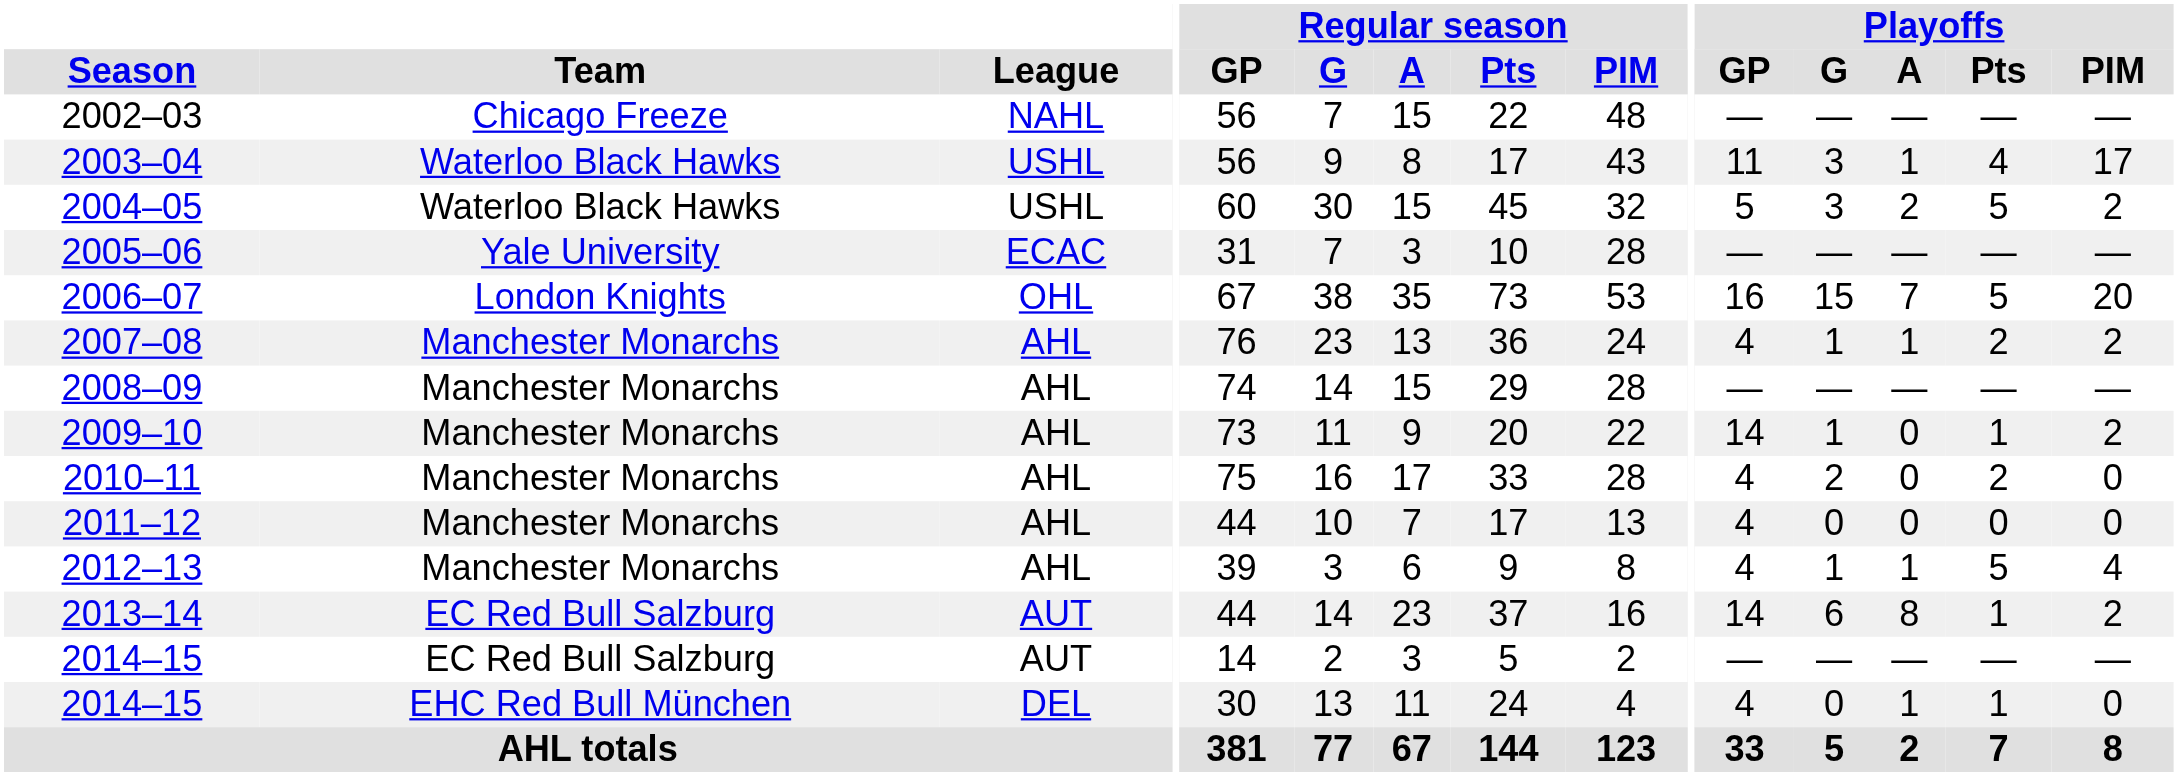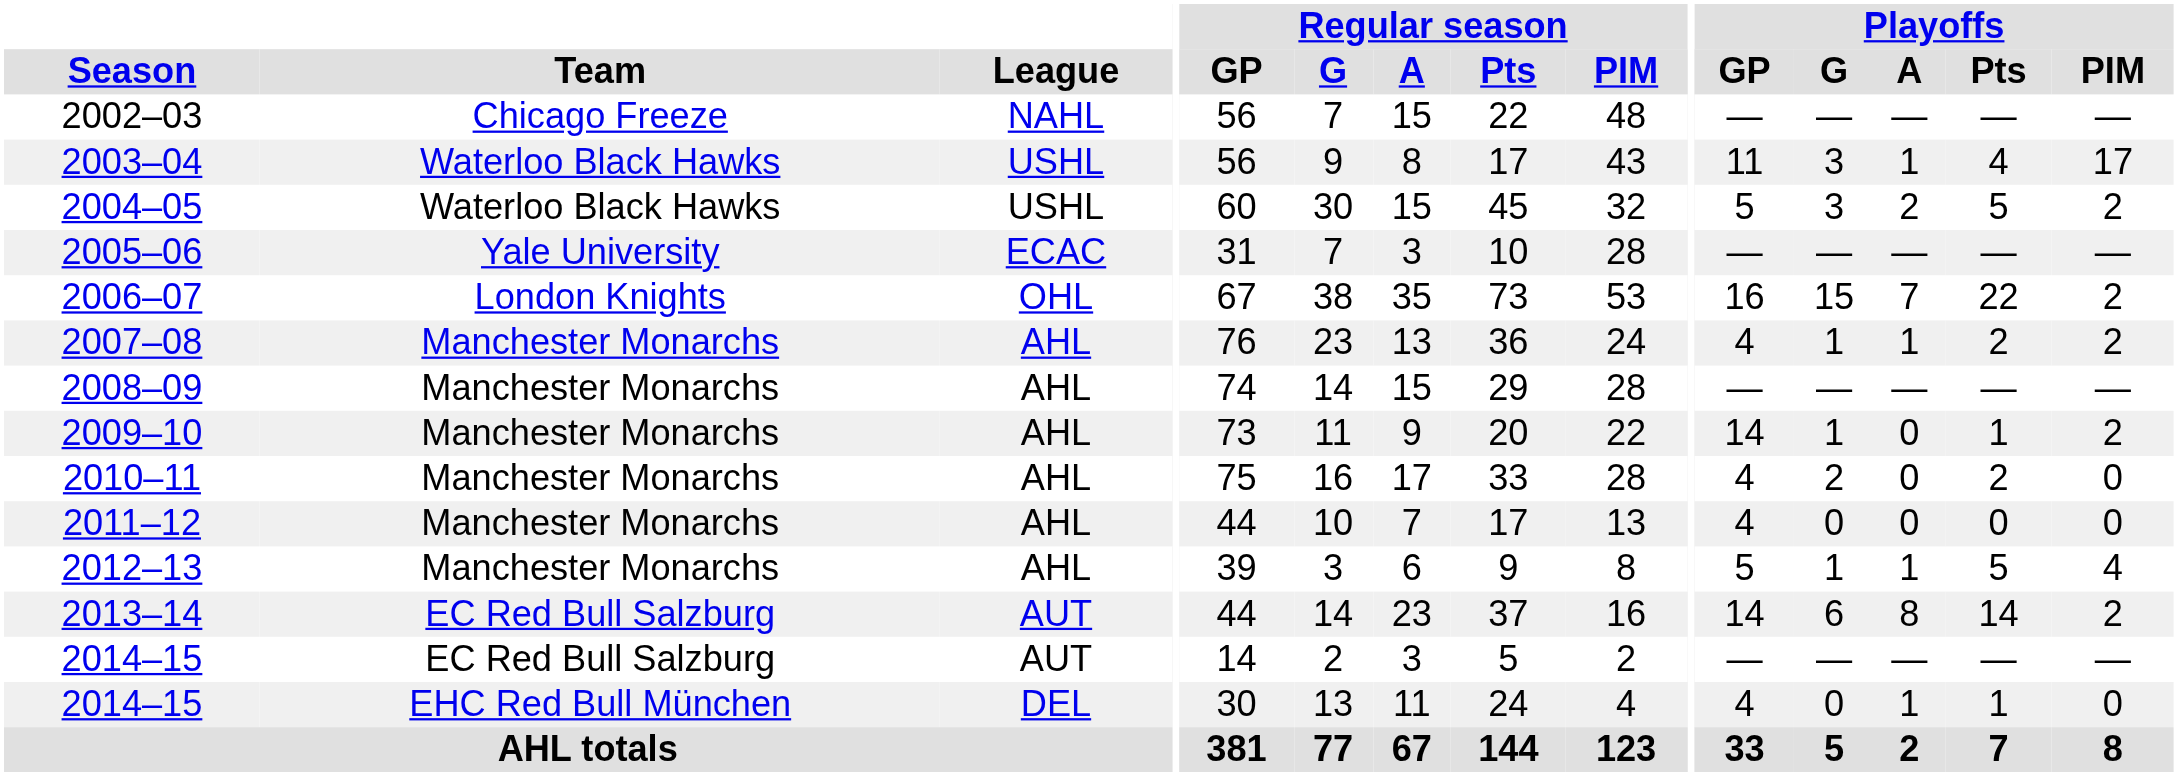(1999, 297) 5 -> (1999, 297) 22
(2113, 297) 20 -> (2113, 297) 2
(1745, 568) 4 -> (1745, 568) 5
(1999, 613) 1 -> (1999, 613) 14
